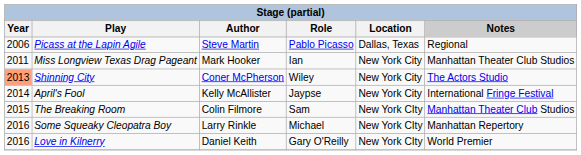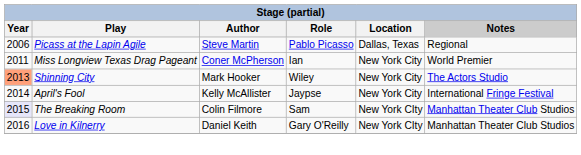(231, 61) Mark Hooker -> (243, 61) Coner McPherson
(501, 61) Manhattan Theater Club Studios -> (460, 61) World Premier
(243, 77) Coner McPherson -> (231, 77) Mark Hooker
(18, 110) no background -> (18, 110) lavender background
- row: (103, 126)
(460, 142) World Premier -> (501, 126) Manhattan Theater Club Studios
